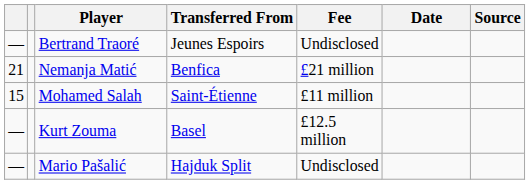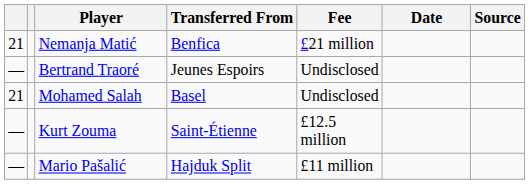rows swapped: (89, 43) <-> (88, 69)
(16, 95) 15 -> (16, 95) 21
(214, 95) Saint-Étienne -> (188, 95) Basel
(337, 95) £11 million -> (340, 95) Undisclosed
(188, 131) Basel -> (214, 131) Saint-Étienne
(340, 166) Undisclosed -> (337, 166) £11 million
